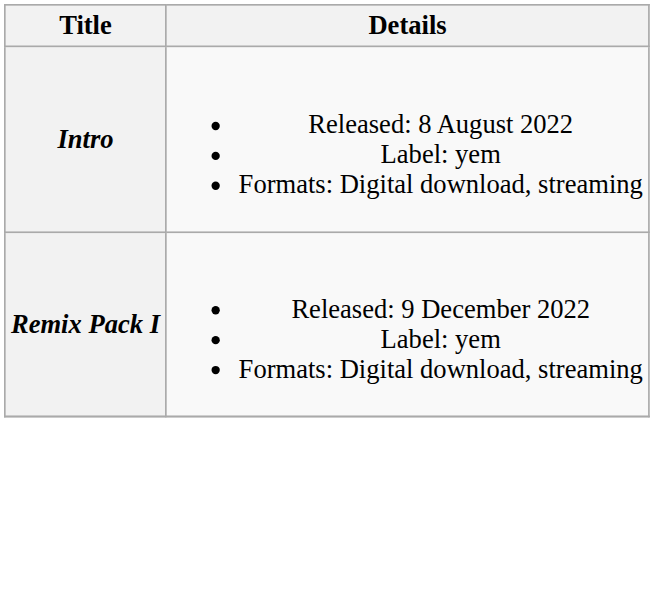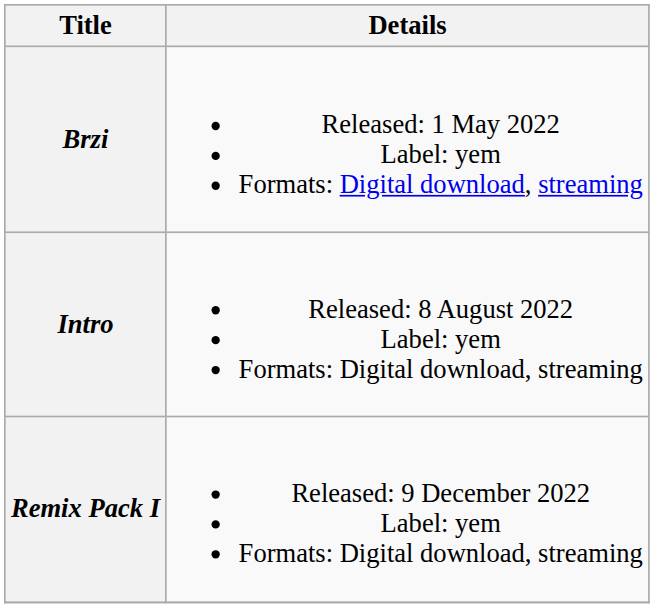+ row: (85, 139)
